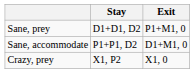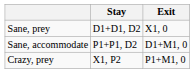(165, 28) P1+M1, 0 -> (156, 28) X1, 0
(156, 60) X1, 0 -> (165, 60) P1+M1, 0
